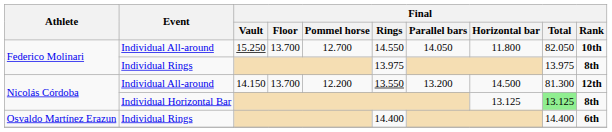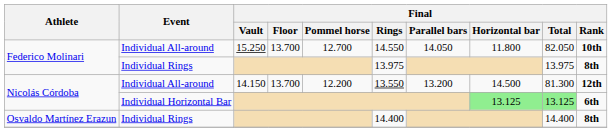(506, 101) no background -> (506, 101) lightgreen background
(592, 101) 8th -> (592, 101) 6th
(592, 119) 6th -> (592, 119) 8th
